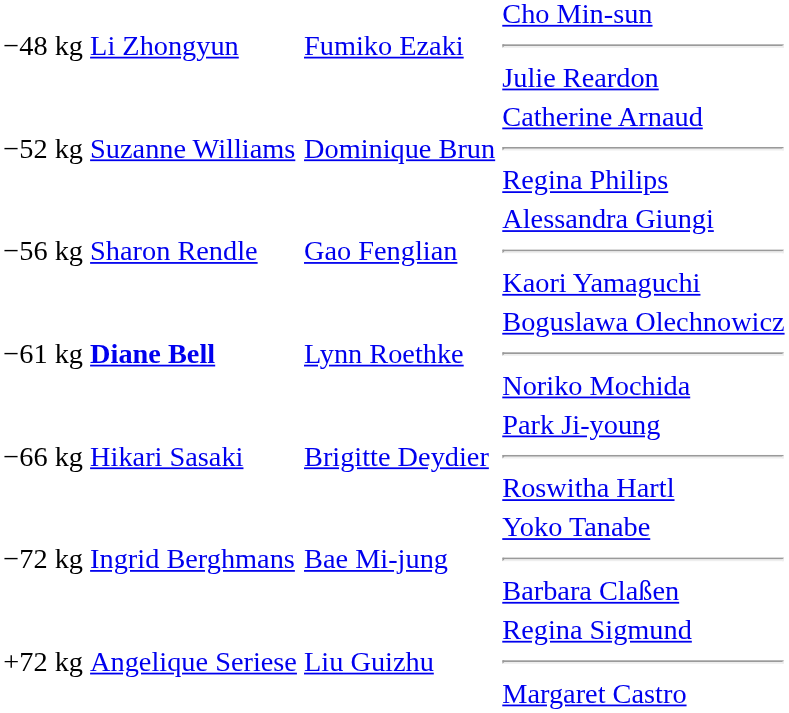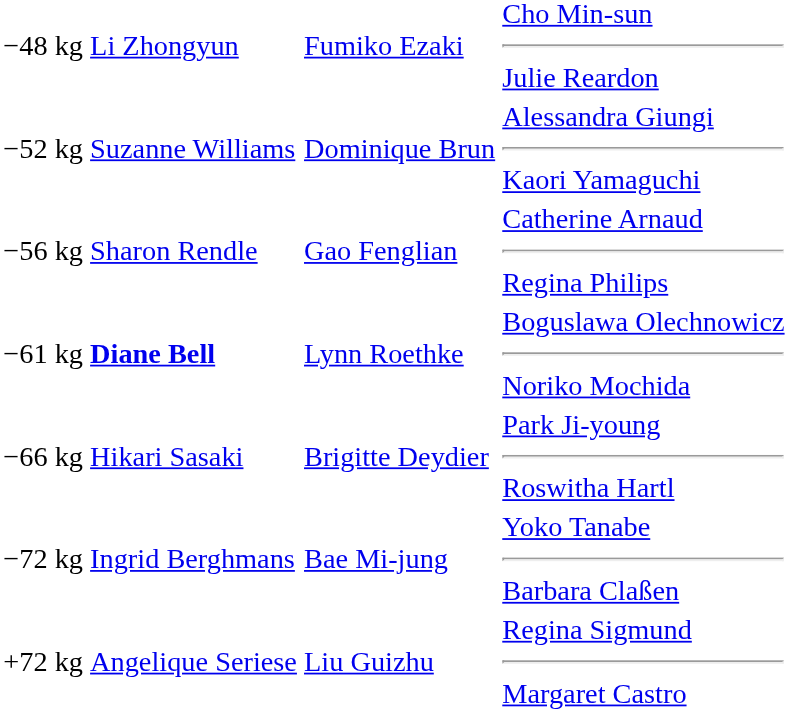(643, 148) Catherine Arnaud Regina Philips -> (643, 148) Alessandra Giungi Kaori Yamaguchi
(643, 251) Alessandra Giungi Kaori Yamaguchi -> (643, 251) Catherine Arnaud Regina Philips
